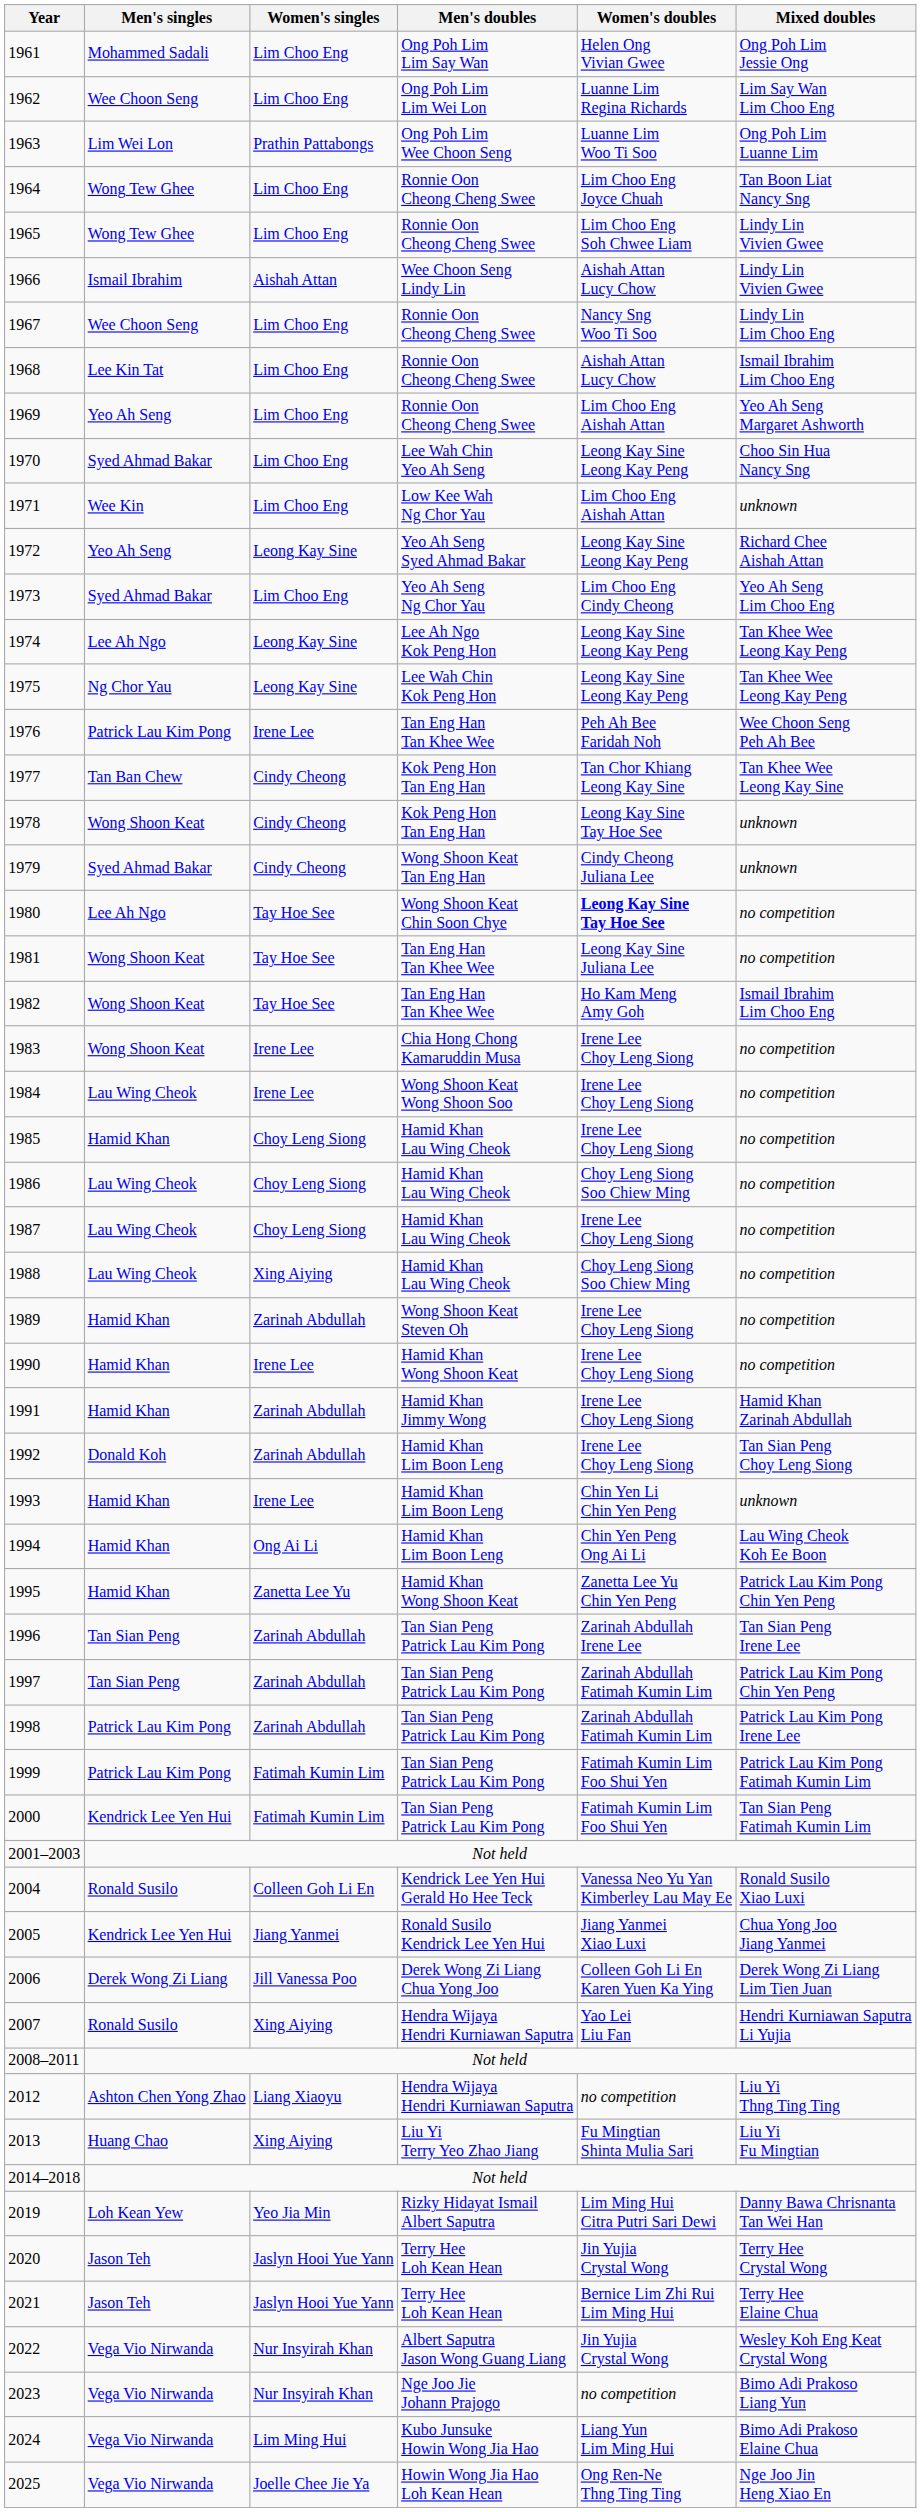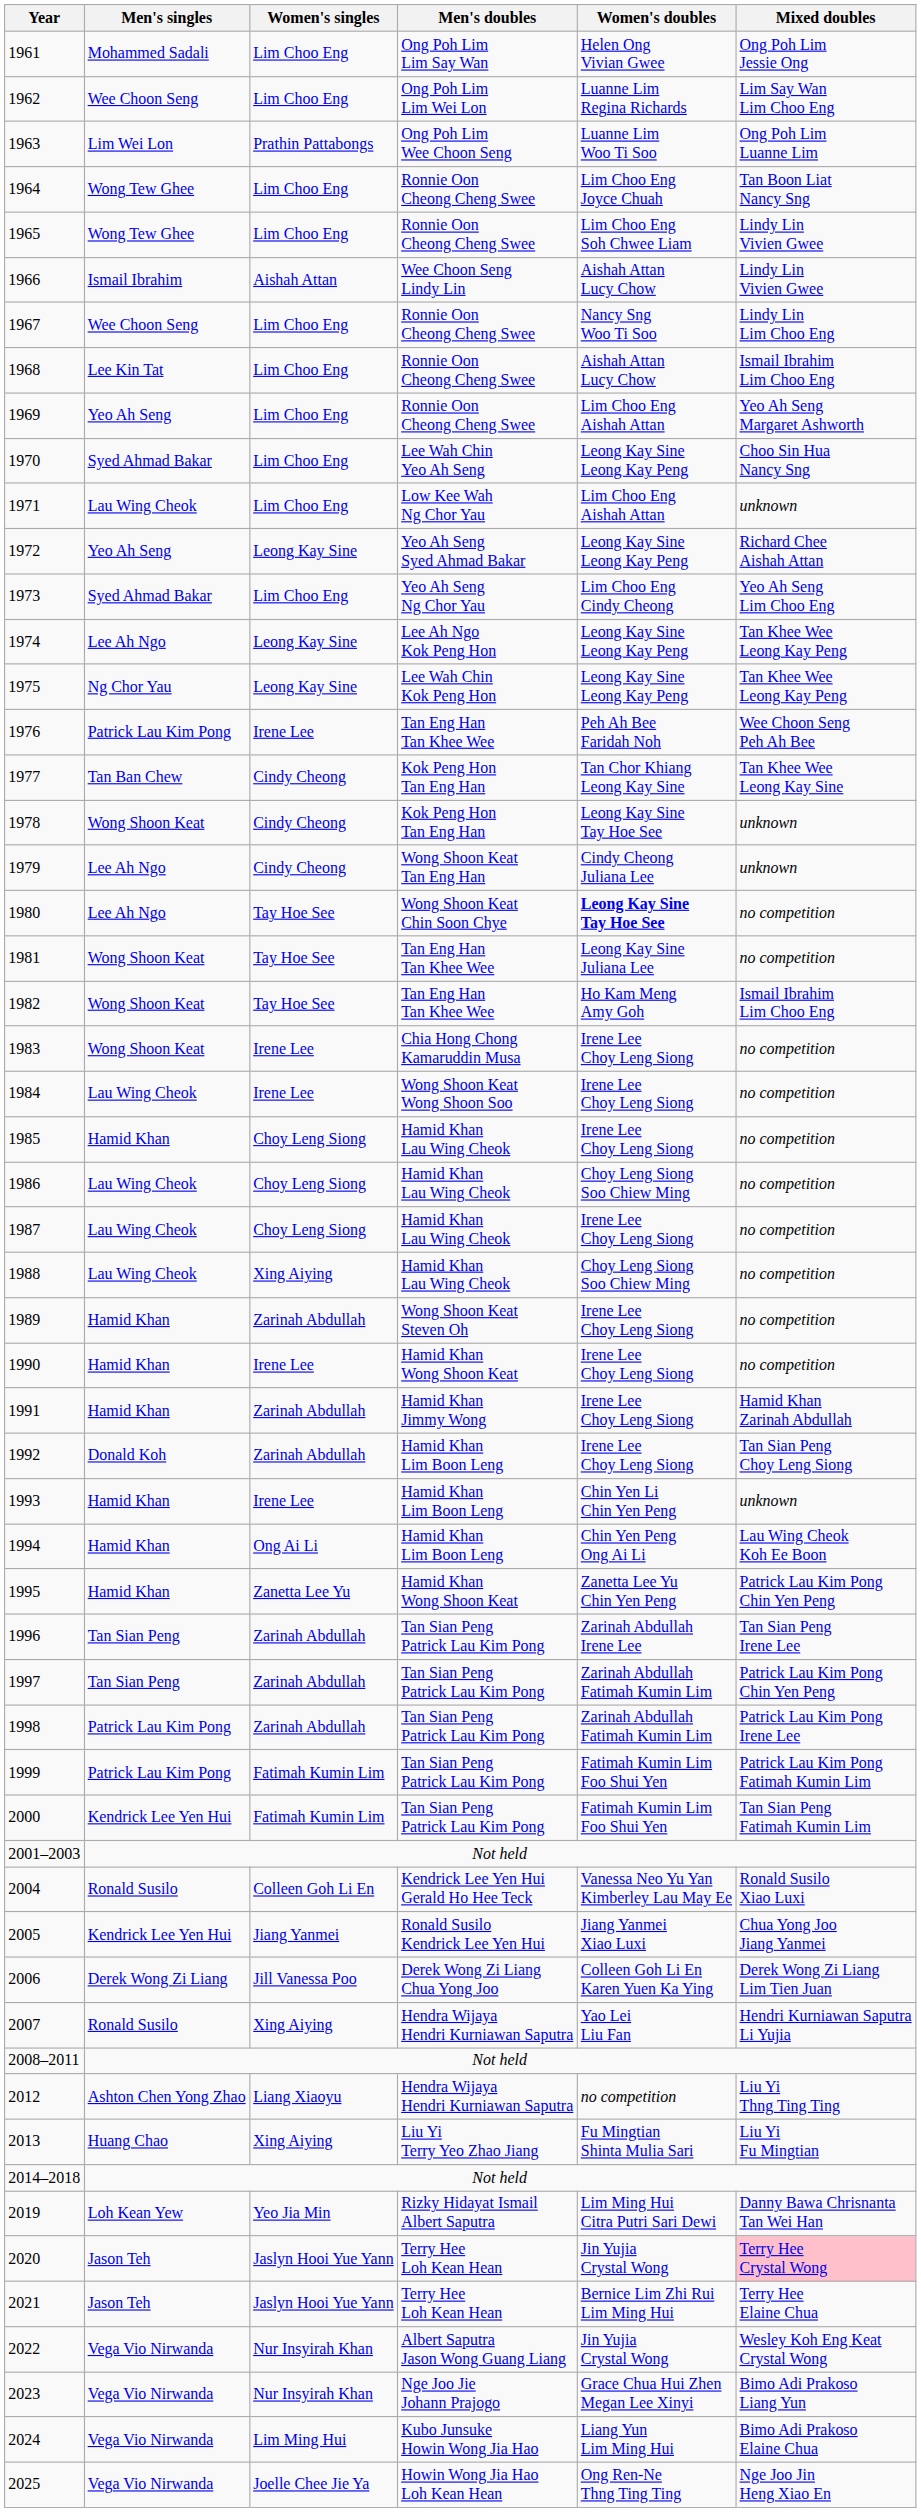(116, 506) Wee Kin -> (142, 506) Lau Wing Cheok
(150, 868) Syed Ahmad Bakar -> (127, 868) Lee Ah Ngo
(783, 2258) no background -> (783, 2258) pink background
(628, 2394) no competition -> (651, 2394) Grace Chua Hui Zhen Megan Lee Xinyi
